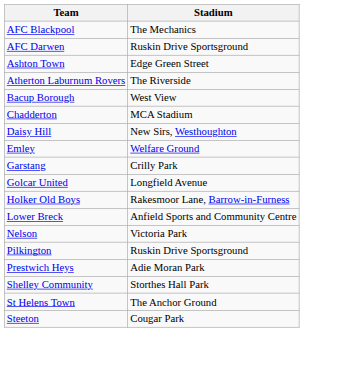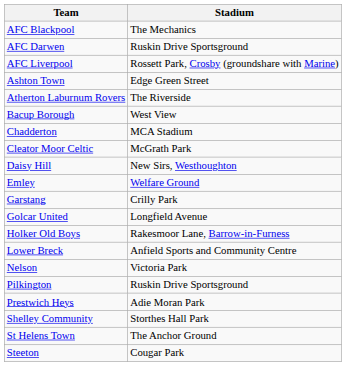+ row: (40, 64)
+ row: (50, 149)
